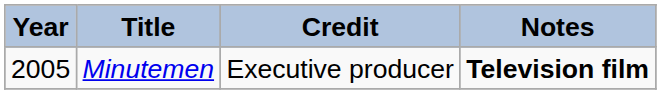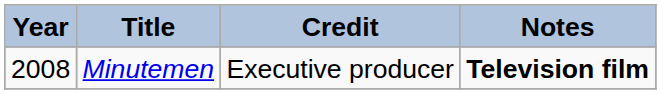(41, 68) 2005 -> (41, 68) 2008
